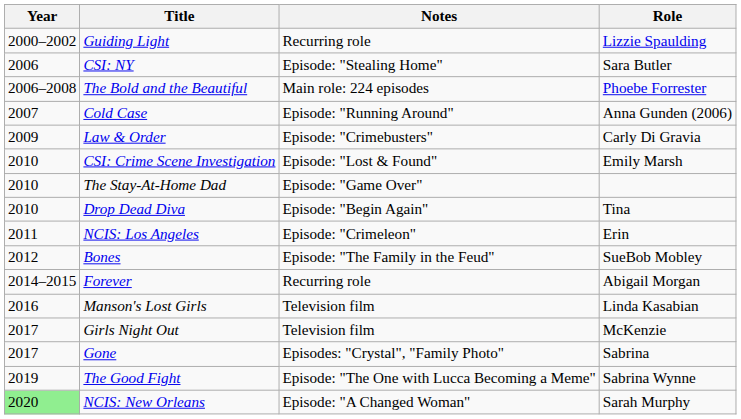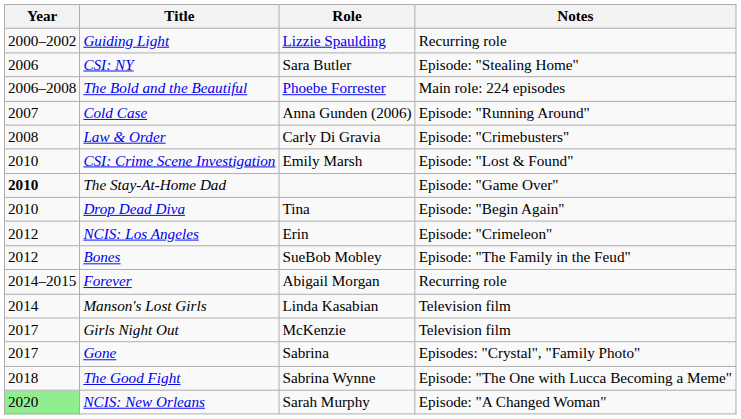columns swapped: (667, 16) <-> (439, 16)
(23, 137) 2009 -> (23, 137) 2008
(23, 185) normal -> (23, 185) bold
(23, 233) 2011 -> (23, 233) 2012
(23, 305) 2016 -> (23, 305) 2014
(23, 378) 2019 -> (23, 378) 2018
